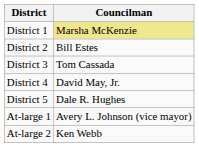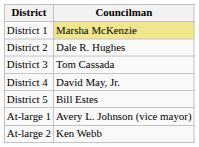(77, 47) Bill Estes -> (91, 47) Dale R. Hughes
(91, 99) Dale R. Hughes -> (77, 99) Bill Estes
